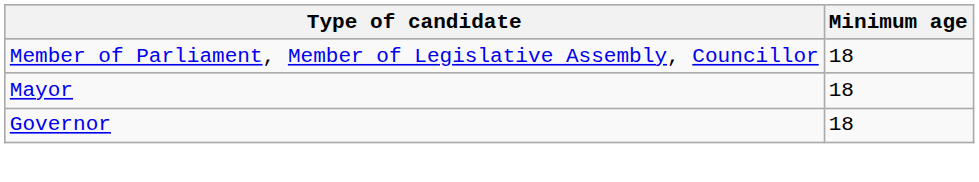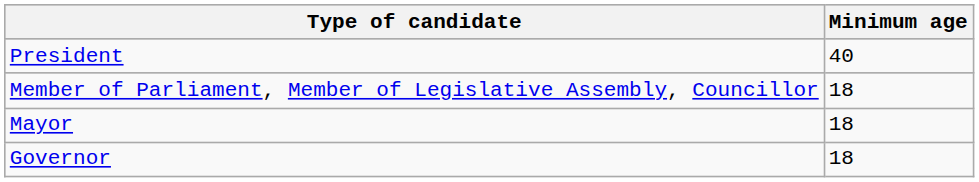+ row: (67, 56)
